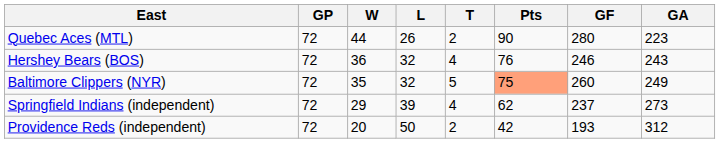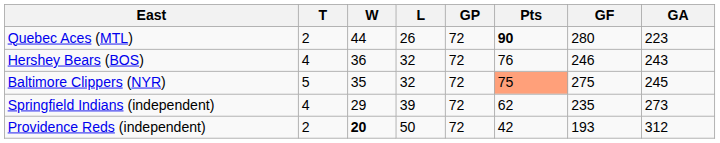columns swapped: (323, 15) <-> (470, 15)
(505, 37) normal -> (505, 37) bold
(583, 82) 260 -> (583, 82) 275
(656, 82) 249 -> (656, 82) 245
(583, 104) 237 -> (583, 104) 235
(358, 127) normal -> (358, 127) bold
